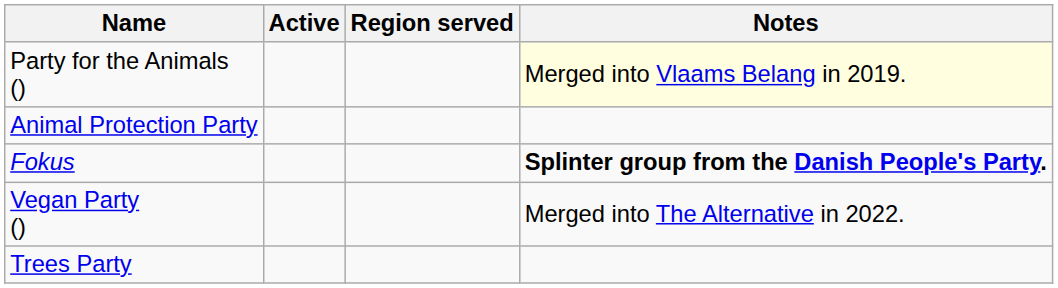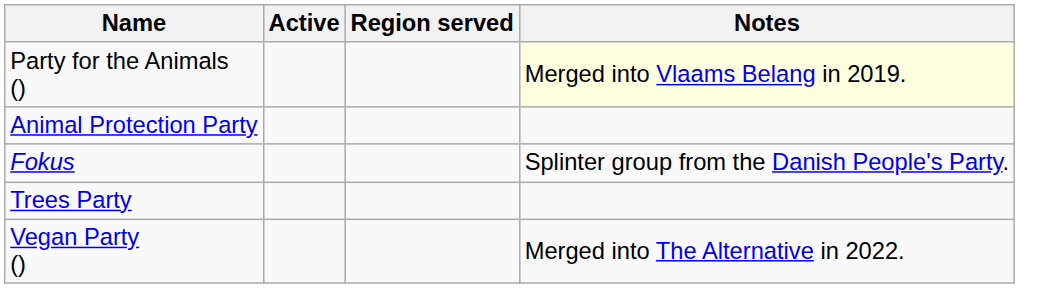(786, 162) bold -> (767, 162) normal
rows swapped: (71, 264) <-> (75, 213)
